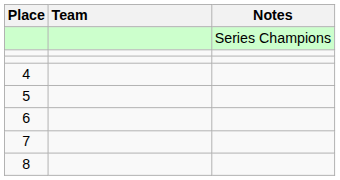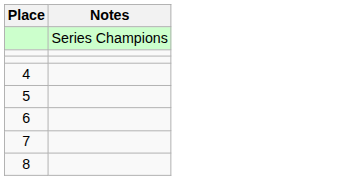- column: (70, 15)
